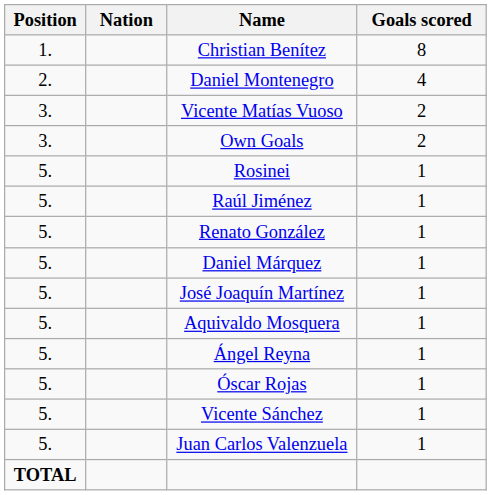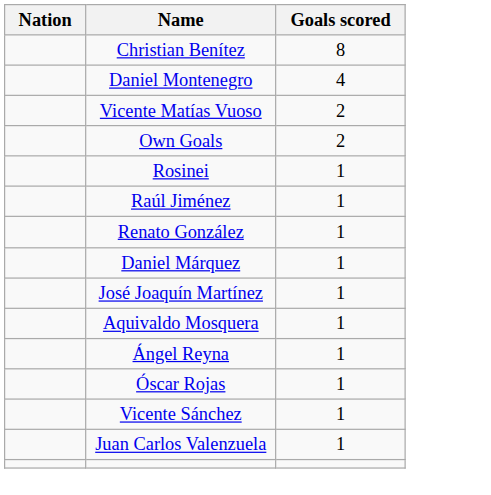- column: (45, 19)
